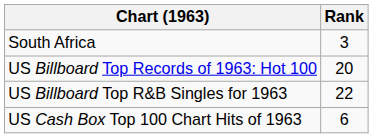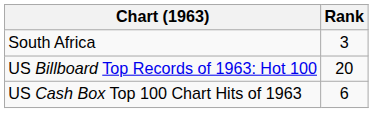- row: (148, 94)
